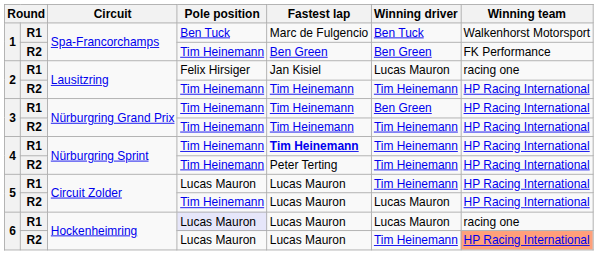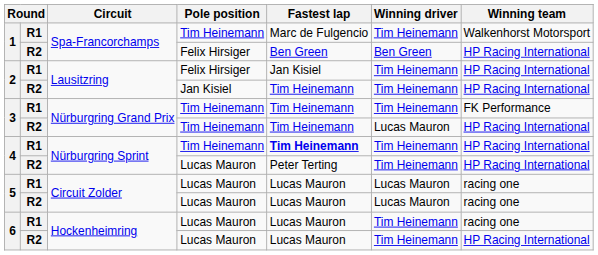(205, 32) Ben Tuck -> (222, 32) Tim Heinemann
(399, 32) Ben Tuck -> (416, 32) Tim Heinemann
(222, 51) Tim Heinemann -> (215, 51) Felix Hirsiger
(507, 51) FK Performance -> (527, 51) HP Racing International
(412, 70) Lucas Mauron -> (416, 70) Tim Heinemann
(491, 70) racing one -> (527, 70) HP Racing International
(222, 89) Tim Heinemann -> (206, 89) Jan Kisiel
(403, 108) Ben Green -> (416, 108) Tim Heinemann
(527, 108) HP Racing International -> (507, 108) FK Performance
(416, 127) Tim Heinemann -> (412, 127) Lucas Mauron
(222, 164) Tim Heinemann -> (218, 164) Lucas Mauron
(416, 183) Tim Heinemann -> (412, 183) Lucas Mauron
(527, 183) HP Racing International -> (491, 183) racing one
(222, 202) Tim Heinemann -> (218, 202) Lucas Mauron
(527, 202) HP Racing International -> (491, 202) racing one
(218, 221) lavender background -> (218, 221) no background
(412, 221) Lucas Mauron -> (416, 221) Tim Heinemann
(527, 240) lightsalmon background -> (527, 240) no background
